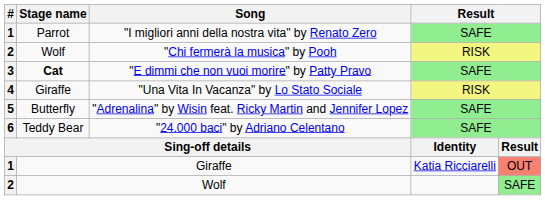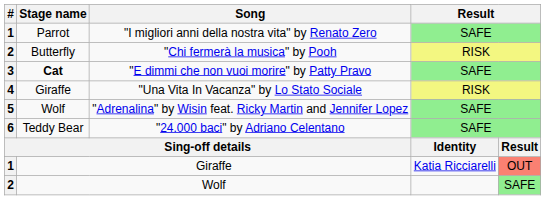(53, 52) Wolf -> (53, 52) Butterfly
(53, 109) Butterfly -> (53, 109) Wolf
